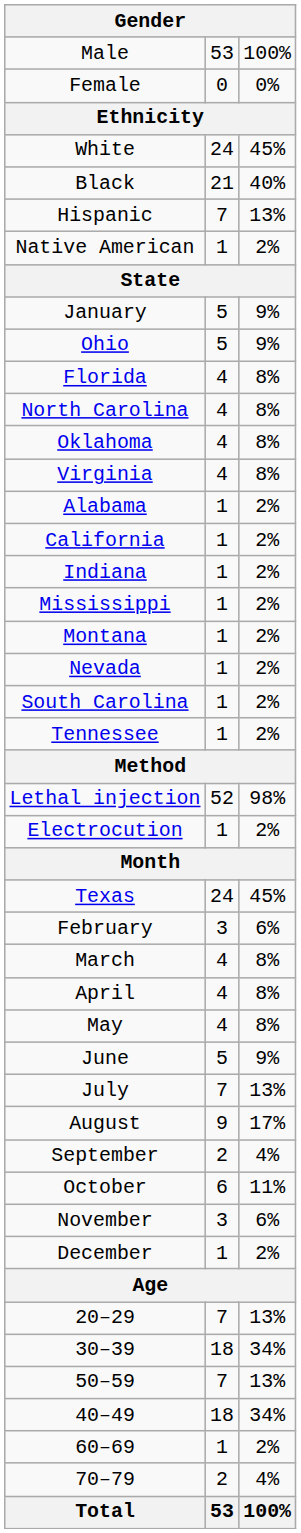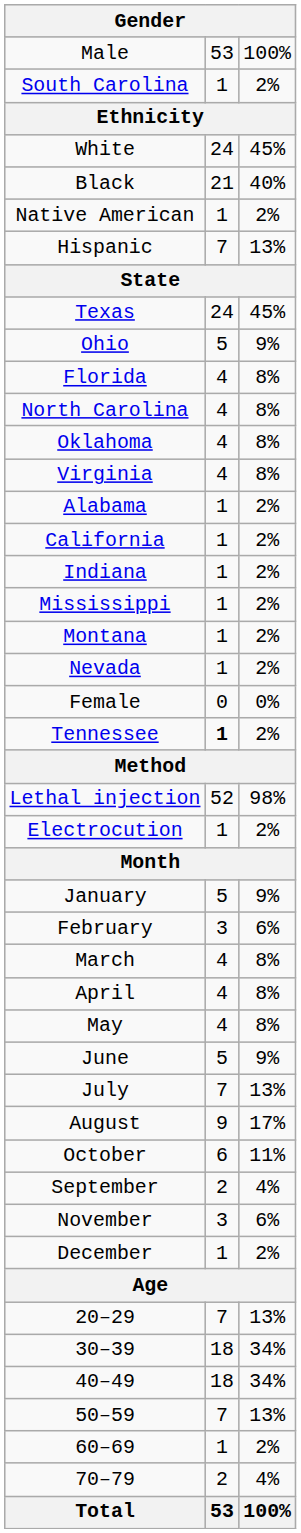rows swapped: (105, 86) <-> (105, 702)
rows swapped: (105, 215) <-> (105, 248)
rows swapped: (105, 896) <-> (105, 313)
(222, 734) normal -> (222, 734) bold
rows swapped: (105, 1156) <-> (105, 1188)
rows swapped: (105, 1415) <-> (105, 1382)
